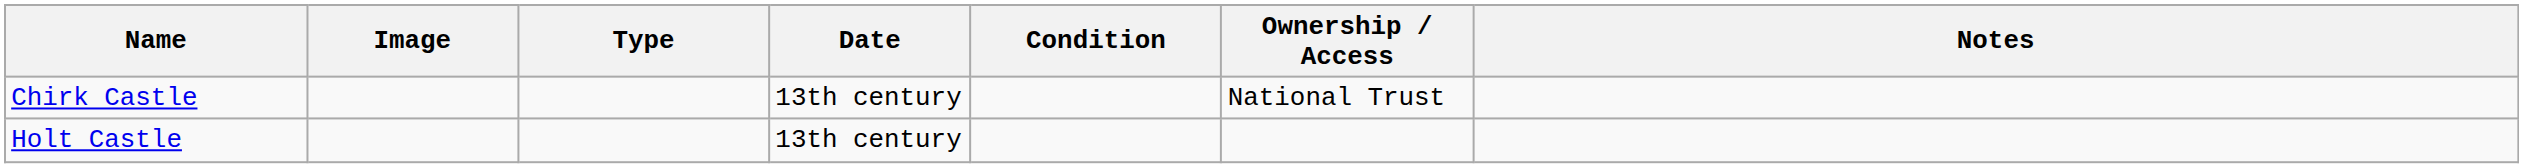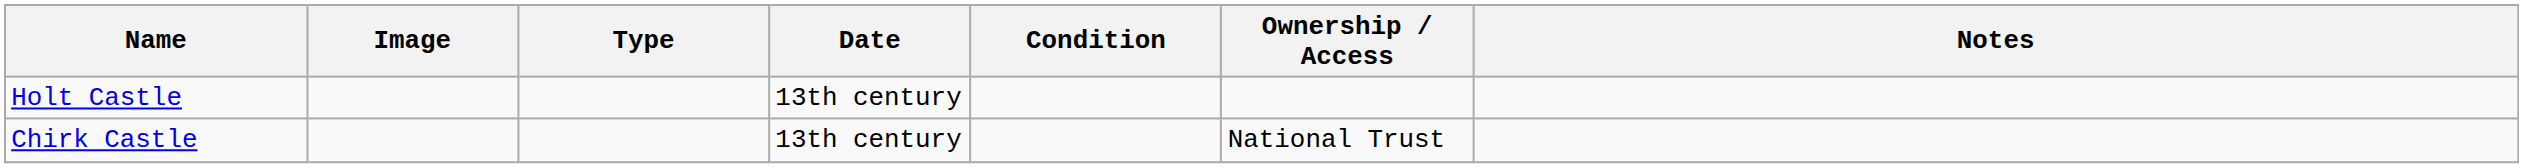rows swapped: (104, 98) <-> (97, 140)
